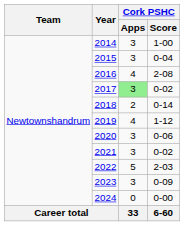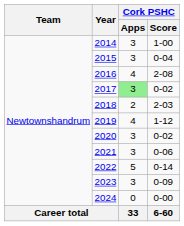(163, 105) 0-14 -> (163, 105) 2-03
(163, 136) 0-06 -> (163, 136) 0-02
(163, 151) 0-02 -> (163, 151) 0-06
(163, 167) 2-03 -> (163, 167) 0-14
